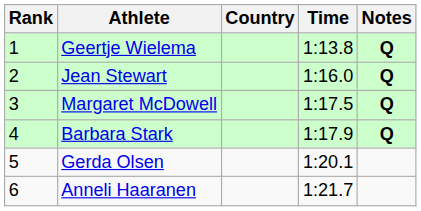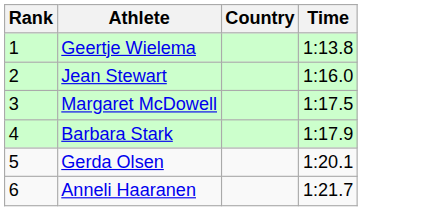- column: (387, 18)
